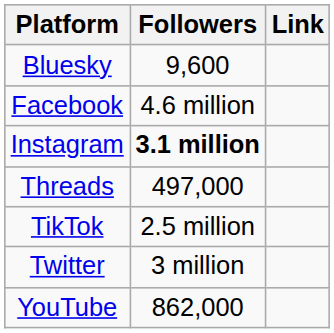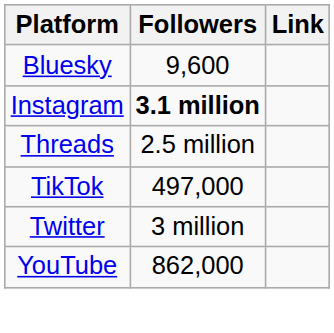- row: (67, 105)
(198, 186) 497,000 -> (198, 145) 2.5 million
(198, 226) 2.5 million -> (198, 186) 497,000
